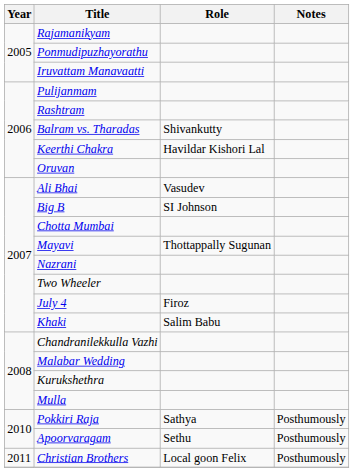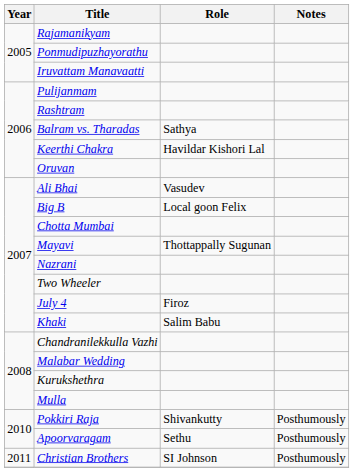(193, 129) Shivankutty -> (180, 129) Sathya
(190, 206) SI Johnson -> (205, 206) Local goon Felix
(180, 419) Sathya -> (193, 419) Shivankutty
(205, 457) Local goon Felix -> (190, 457) SI Johnson
